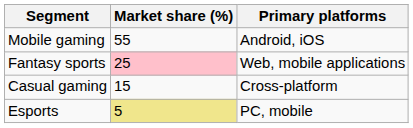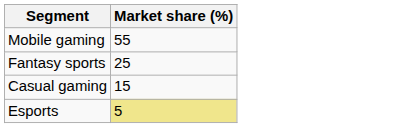- column: (323, 16)
(122, 63) pink background -> (122, 63) no background
